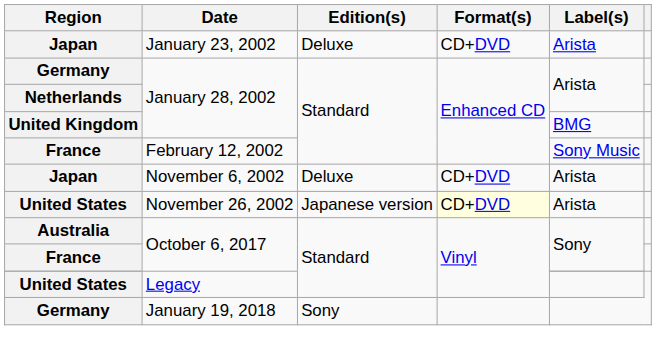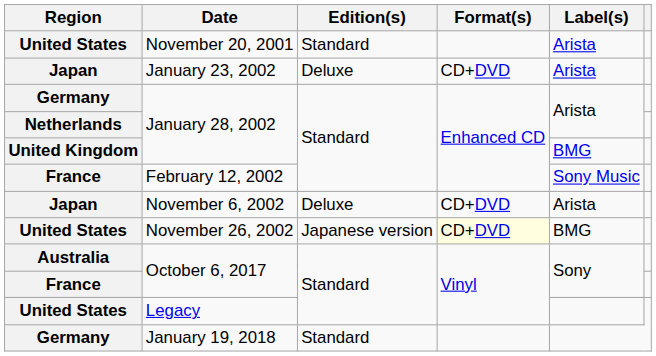+ row: (73, 44)
(574, 204) Arista -> (572, 230) BMG
(320, 310) Sony -> (335, 337) Standard
